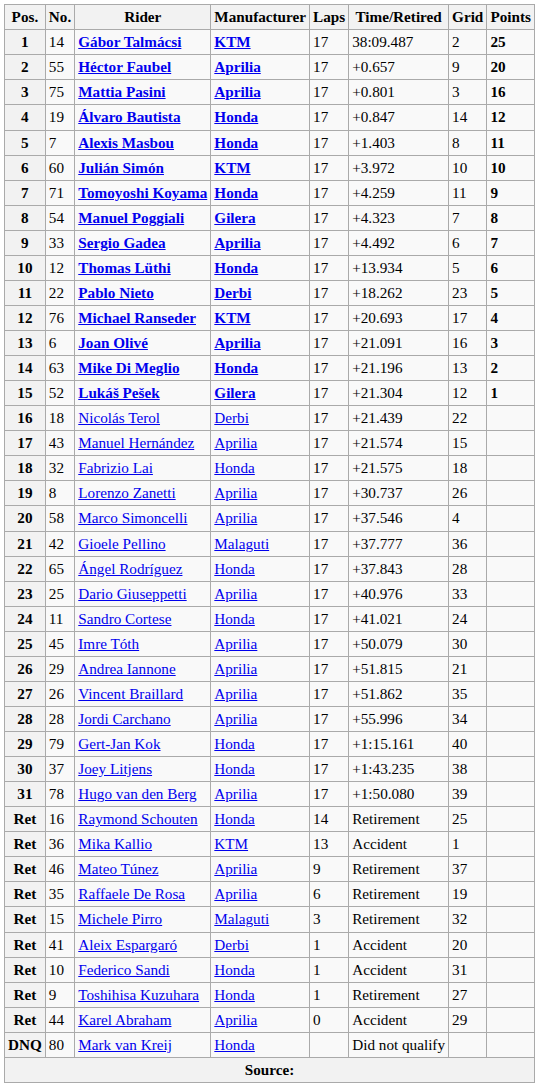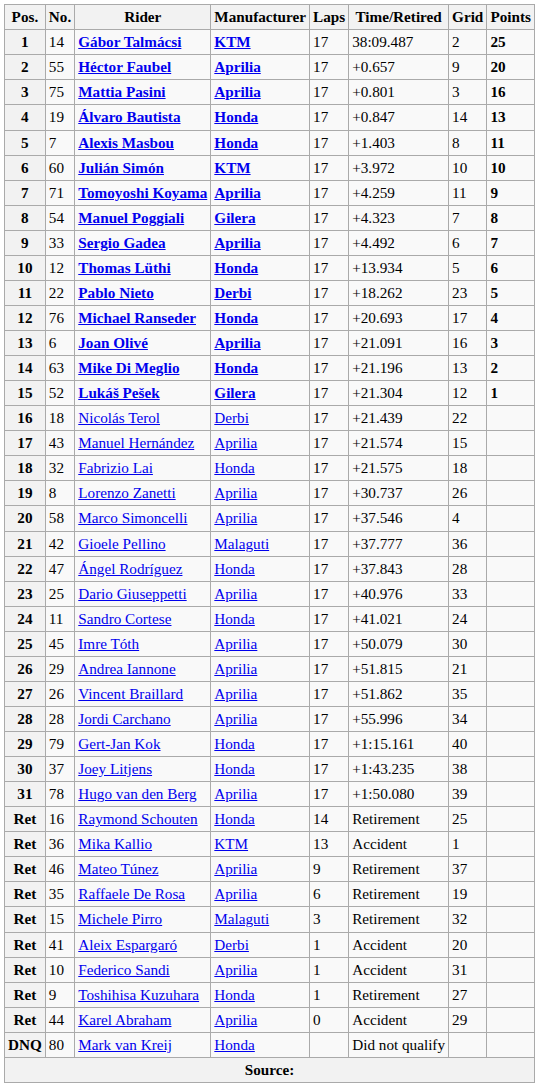(498, 117) 12 -> (498, 117) 13
(236, 192) Honda -> (238, 192) Aprilia
(232, 317) KTM -> (236, 317) Honda
(56, 568) 65 -> (56, 568) 47
(235, 969) Honda -> (236, 969) Aprilia
